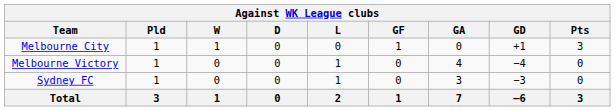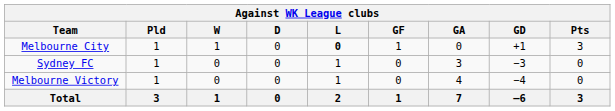(338, 47) normal -> (338, 47) bold
rows swapped: (65, 81) <-> (65, 64)
